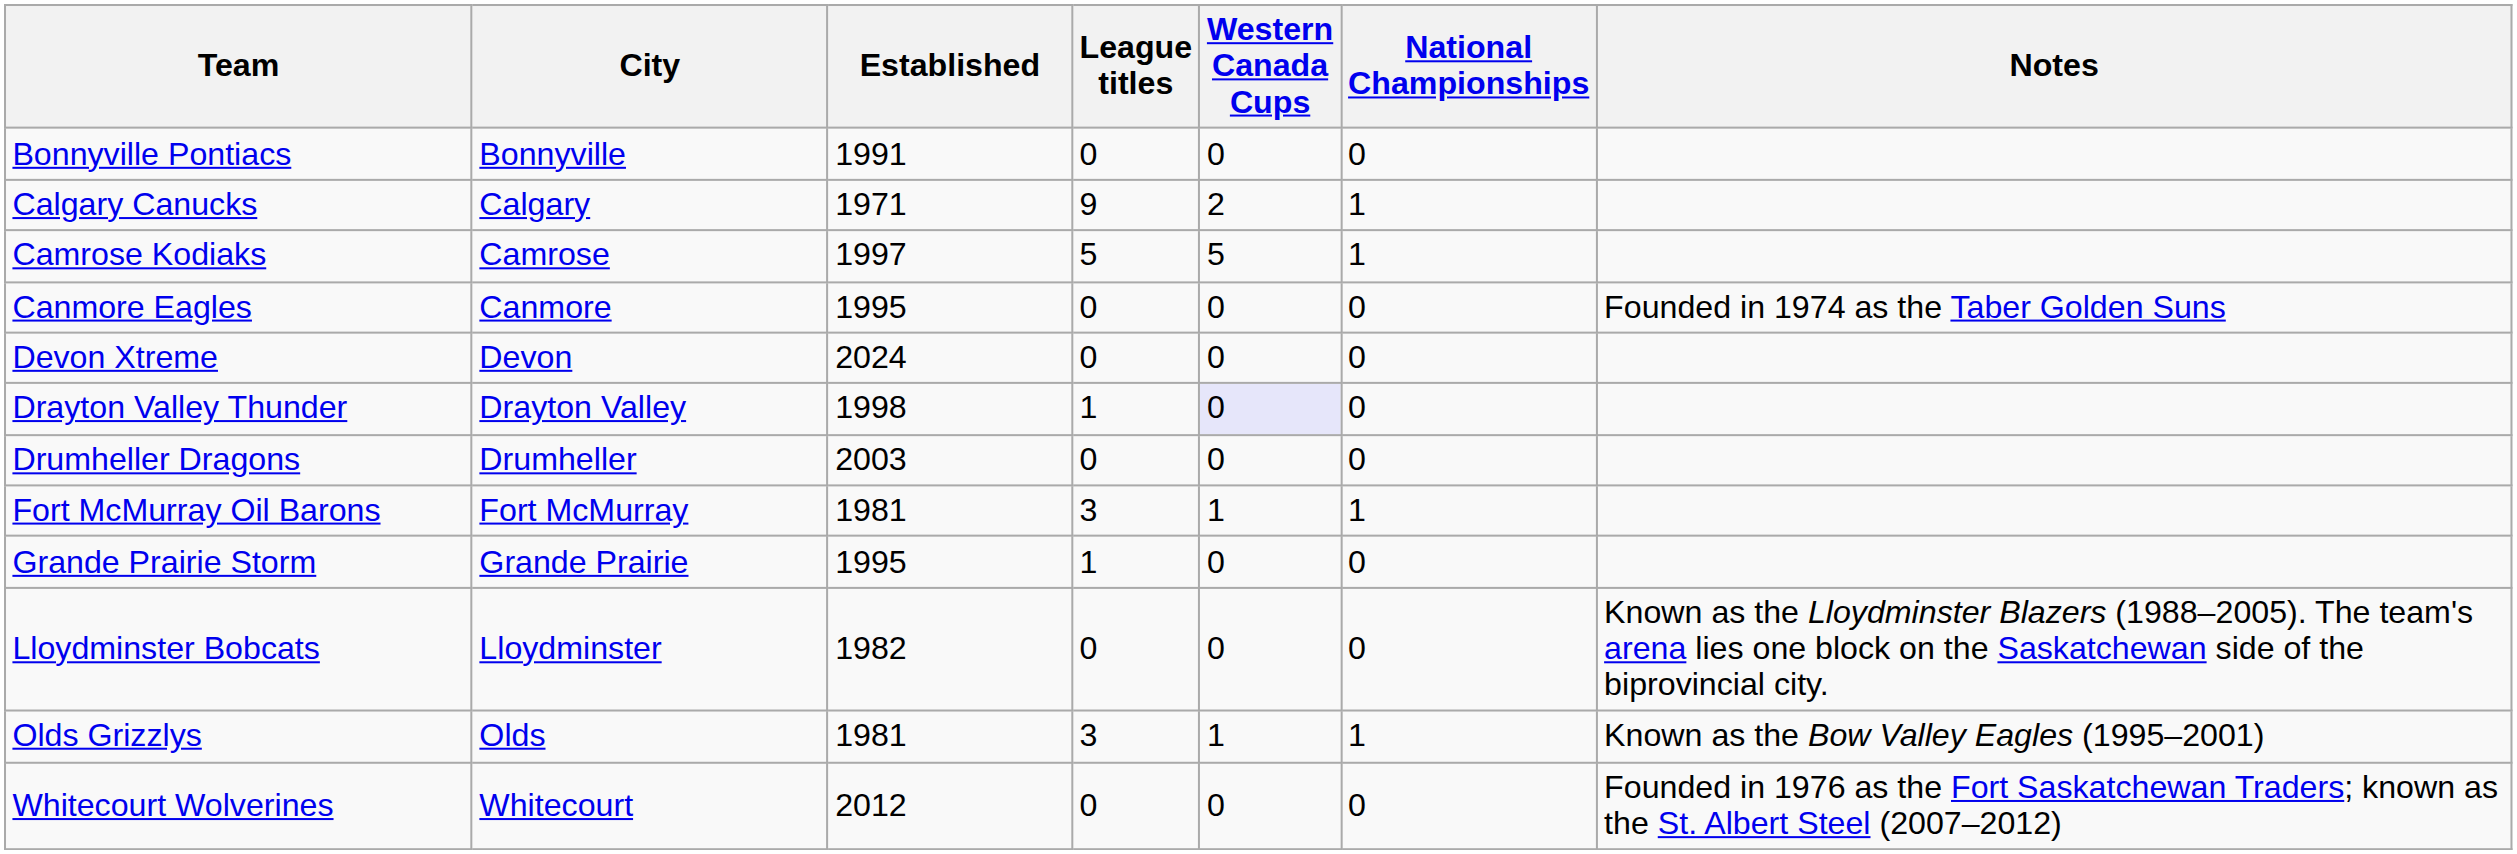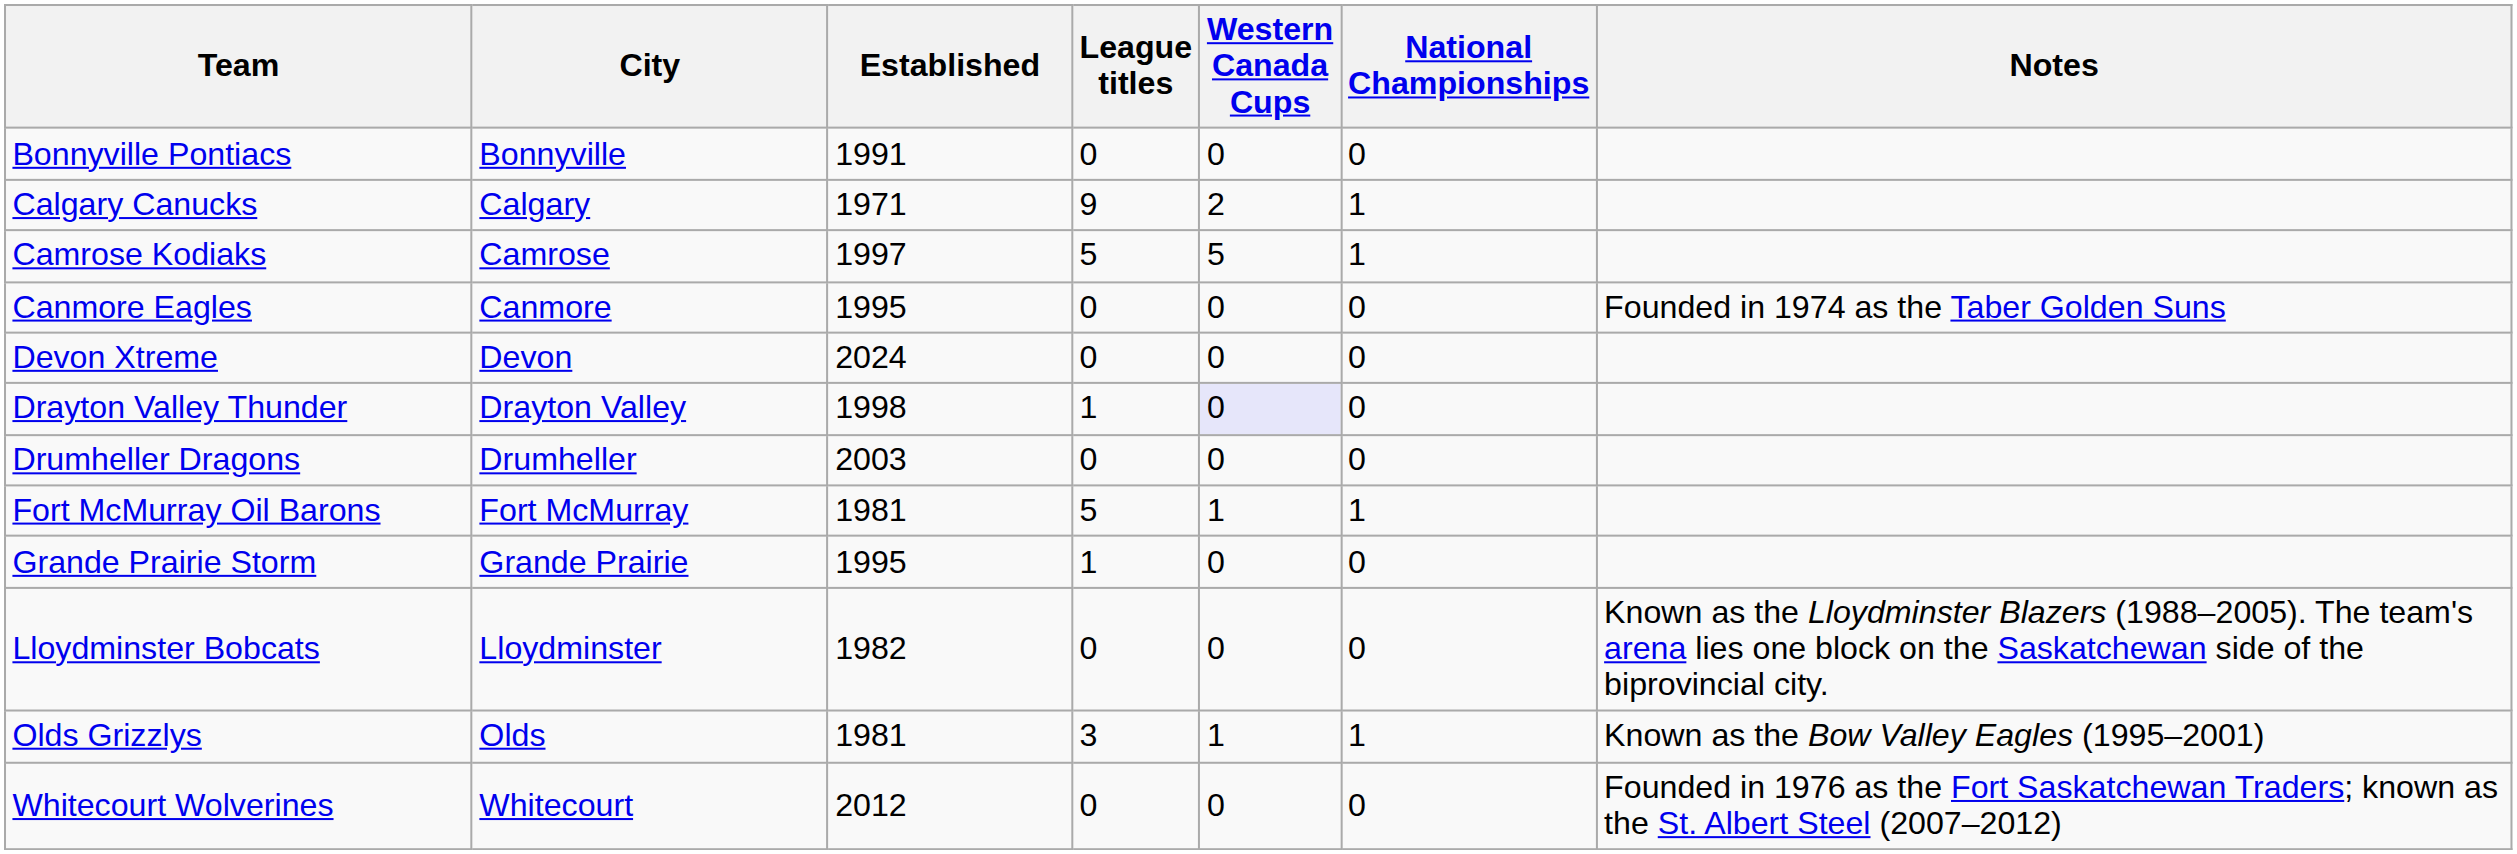(1088, 510) 3 -> (1088, 510) 5
